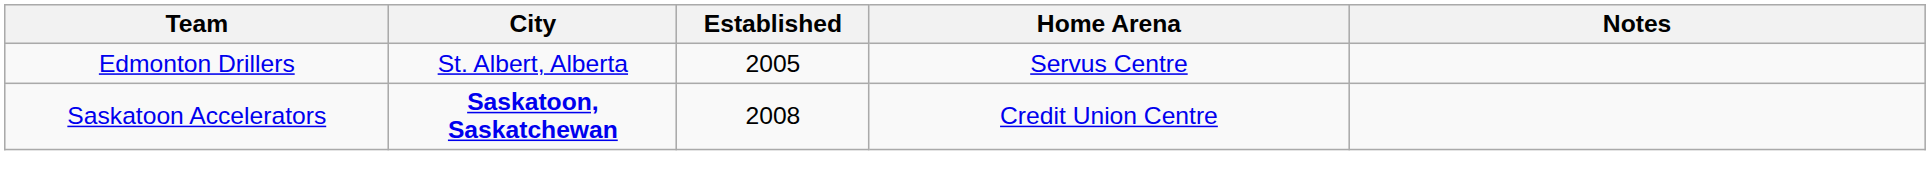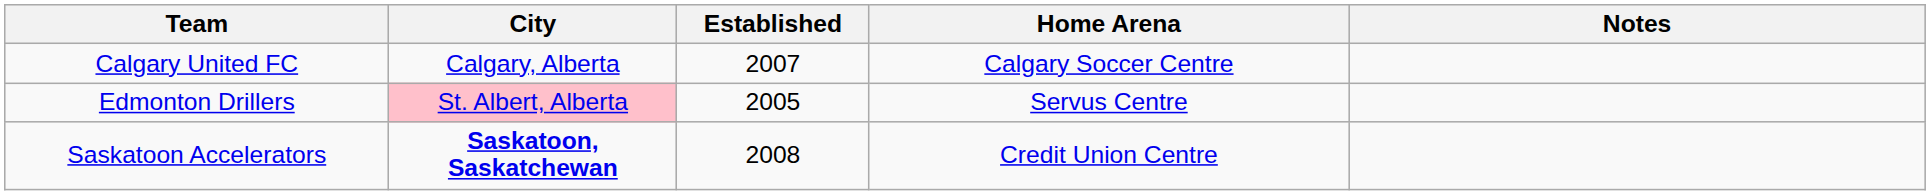+ row: (197, 63)
(533, 63) no background -> (533, 102) pink background
